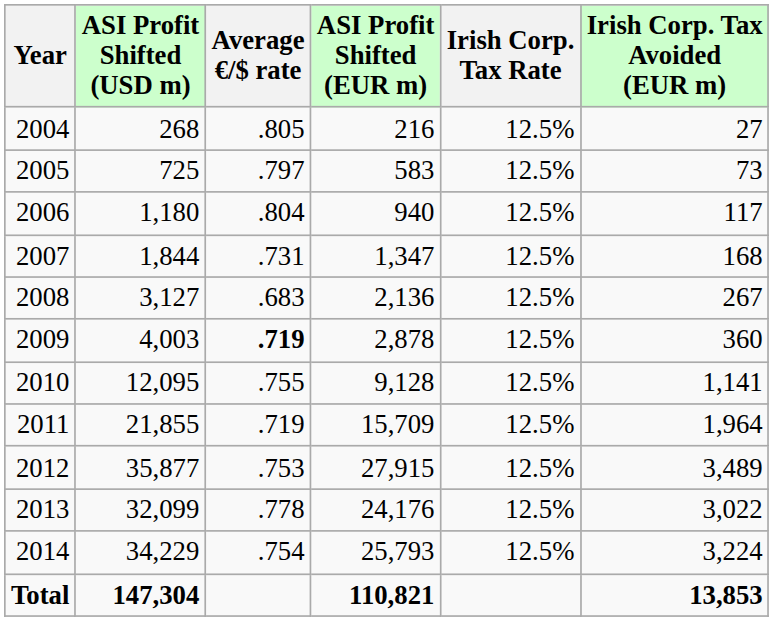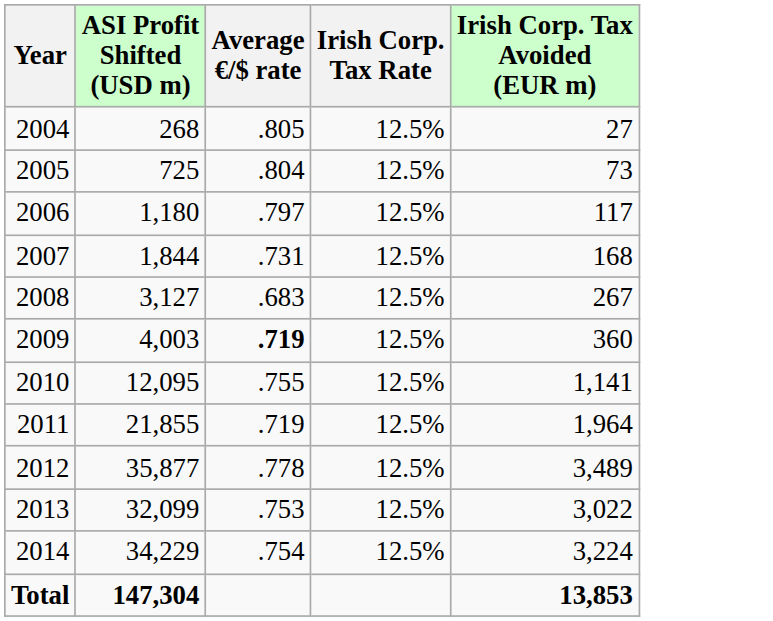- column: (376, 55)
(281, 170) .797 -> (281, 170) .804
(281, 212) .804 -> (281, 212) .797
(281, 467) .753 -> (281, 467) .778
(281, 509) .778 -> (281, 509) .753
